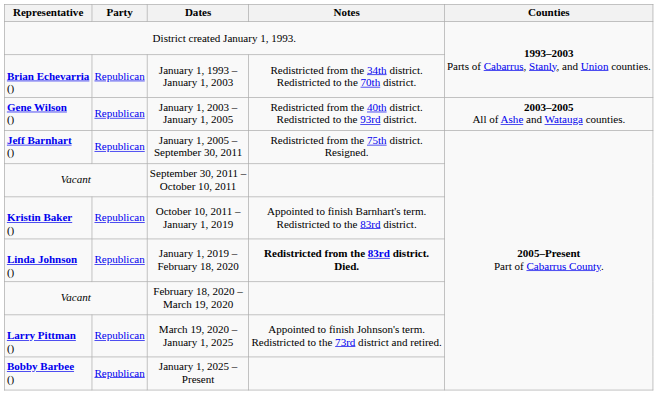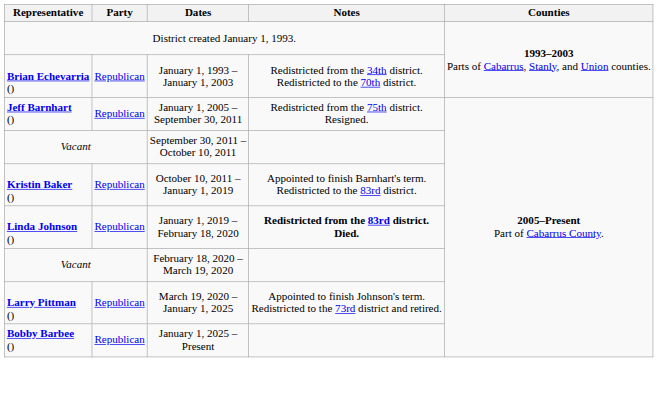- row: (198, 114)
